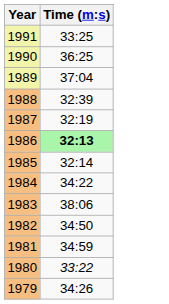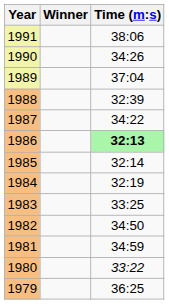+ column: (66, 15)
(77, 36) 33:25 -> (128, 36) 38:06
(77, 57) 36:25 -> (128, 57) 34:26
(77, 120) 32:19 -> (128, 120) 34:22
(77, 183) 34:22 -> (128, 183) 32:19
(77, 204) 38:06 -> (128, 204) 33:25
(77, 288) 34:26 -> (128, 288) 36:25
